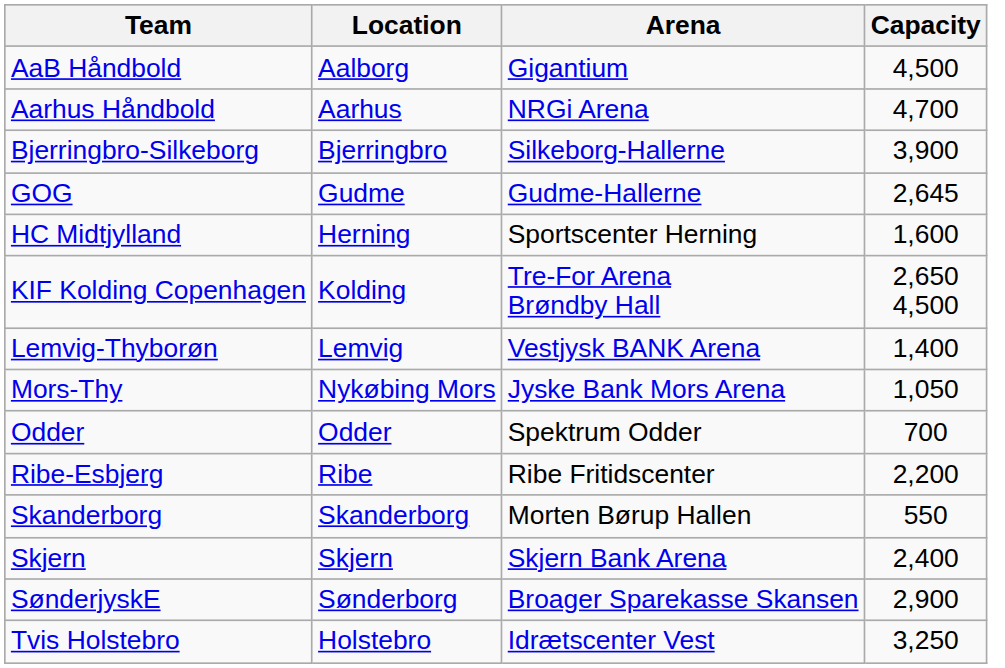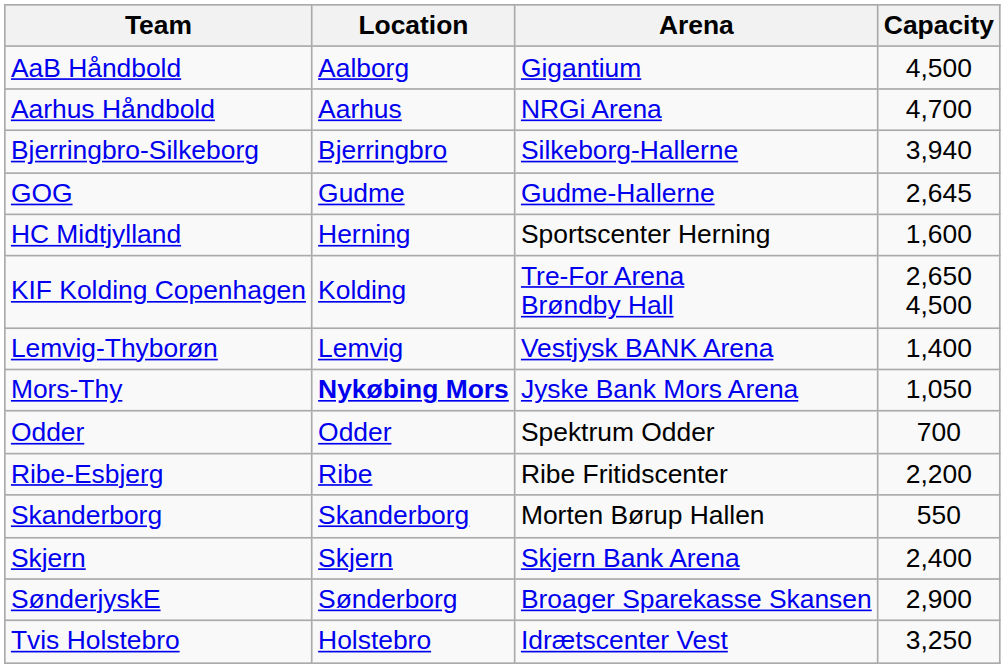(926, 151) 3,900 -> (939, 151) 3,940
(407, 390) normal -> (413, 390) bold
